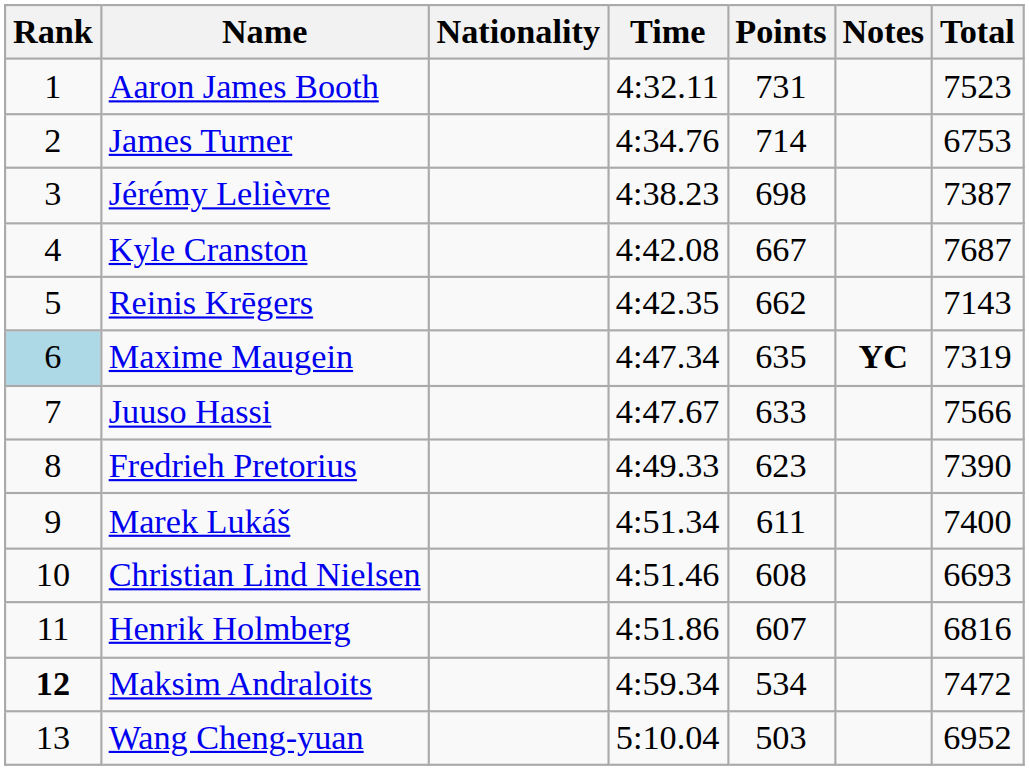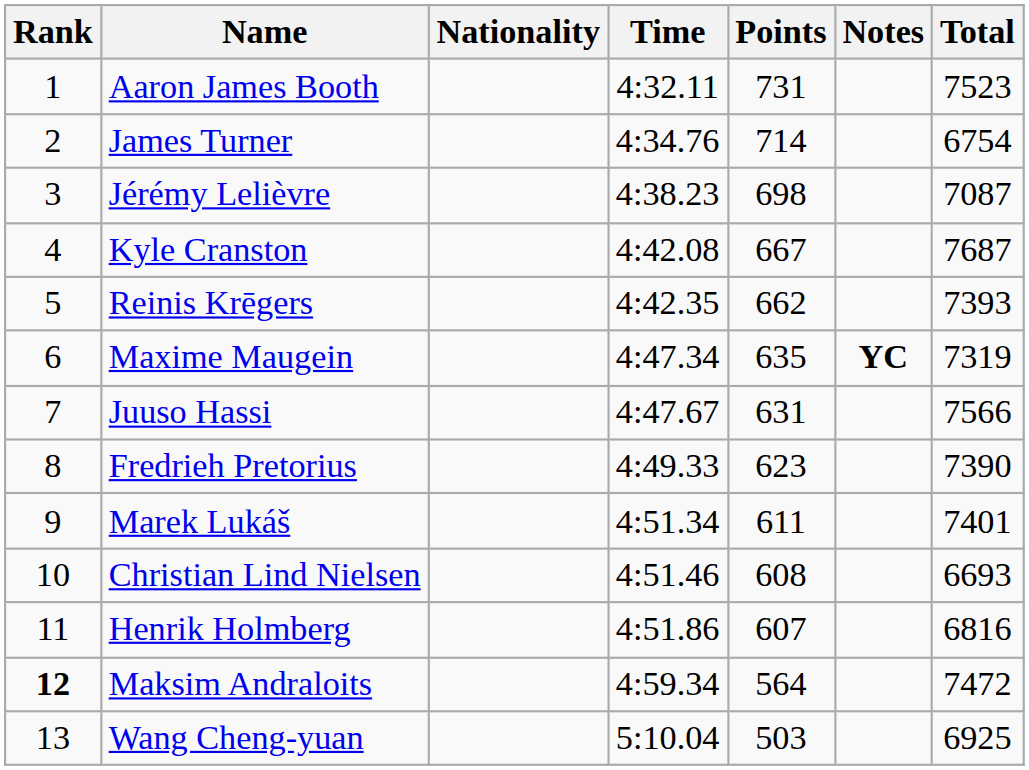(977, 140) 6753 -> (977, 140) 6754
(977, 194) 7387 -> (977, 194) 7087
(977, 303) 7143 -> (977, 303) 7393
(53, 357) lightblue background -> (53, 357) no background
(781, 411) 633 -> (781, 411) 631
(977, 520) 7400 -> (977, 520) 7401
(781, 683) 534 -> (781, 683) 564
(977, 737) 6952 -> (977, 737) 6925
